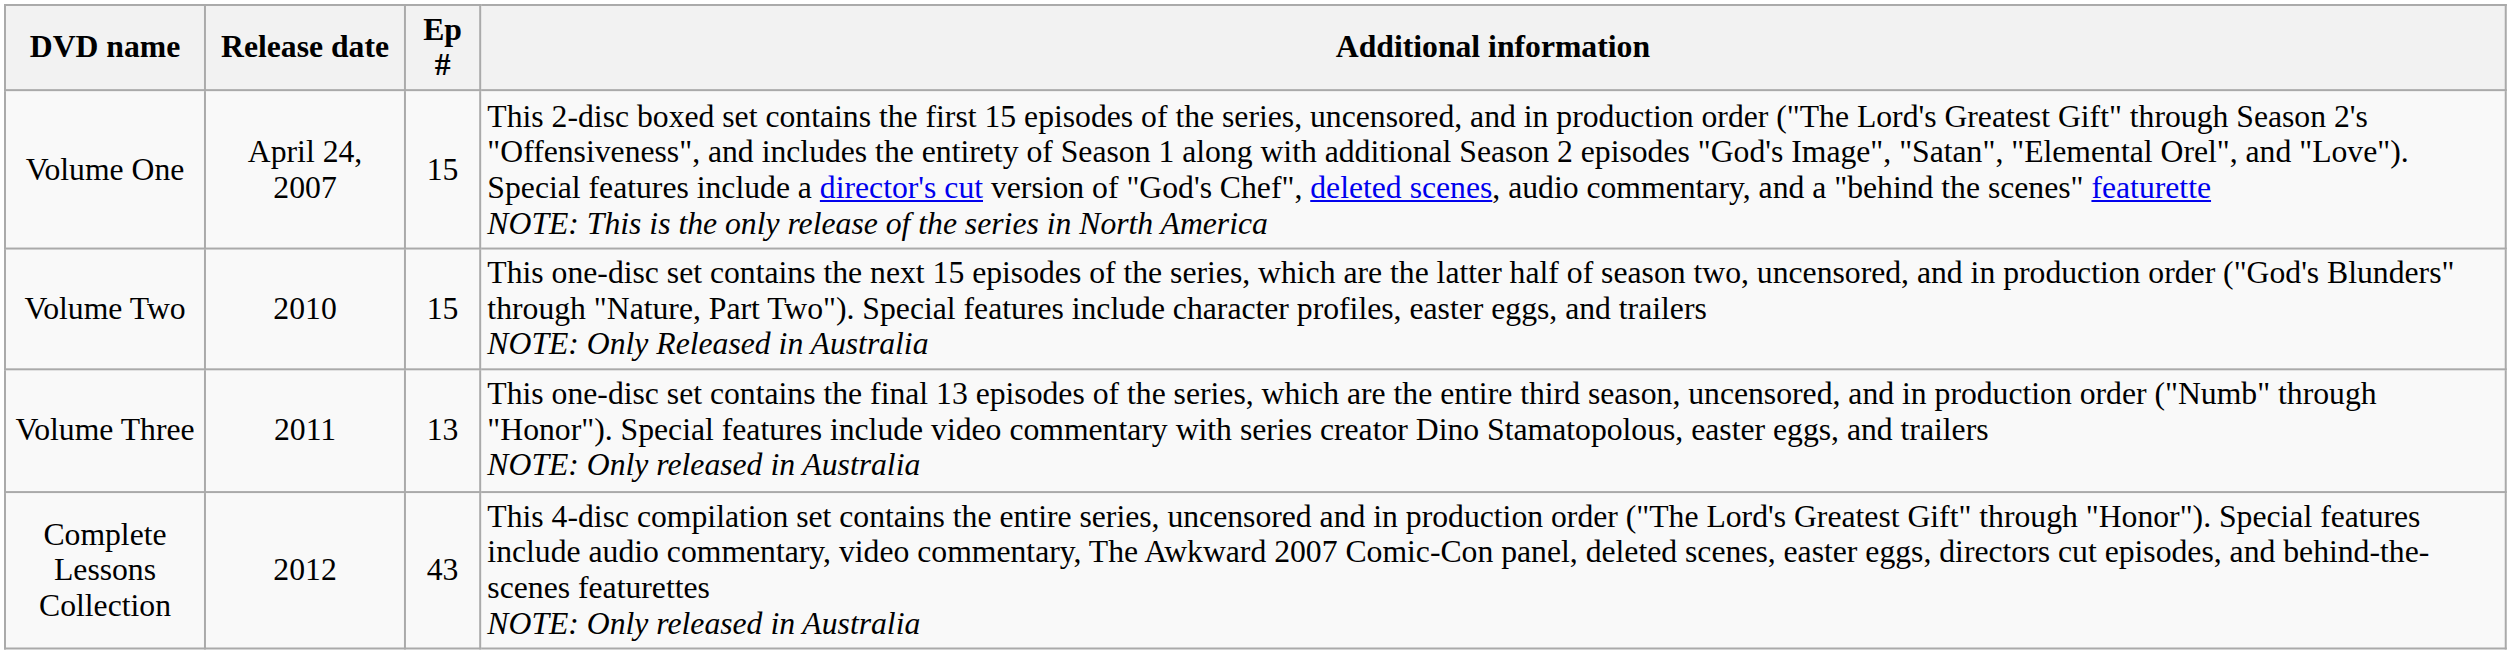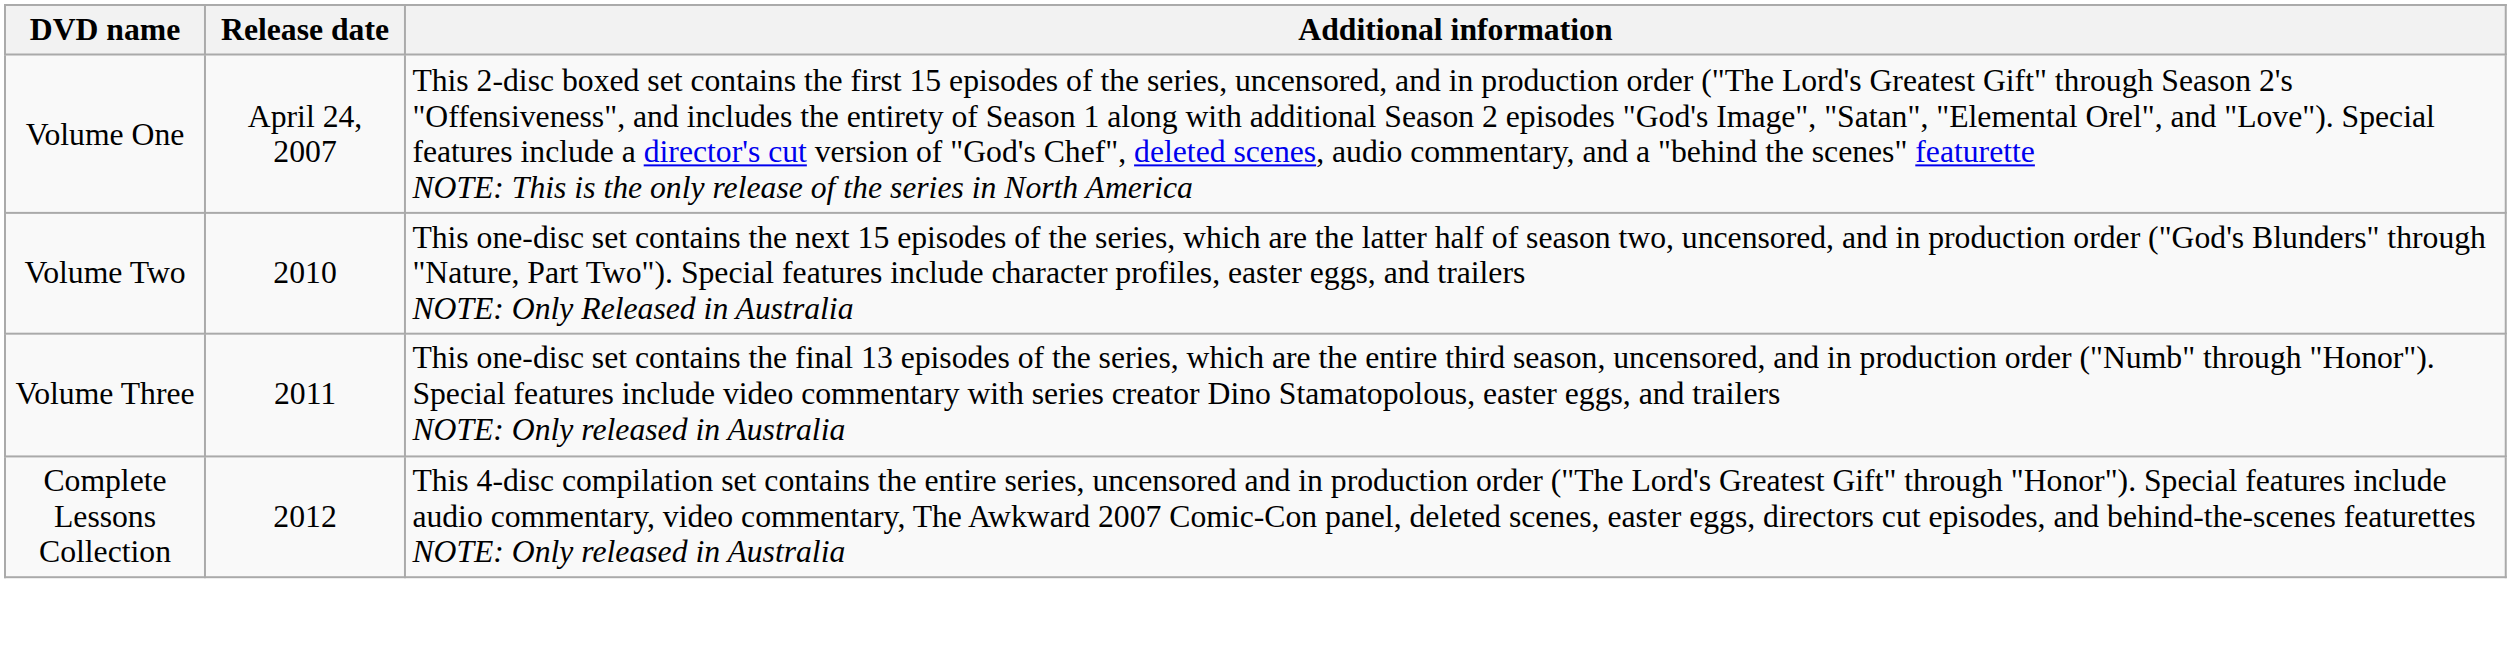- column: (443, 47)
